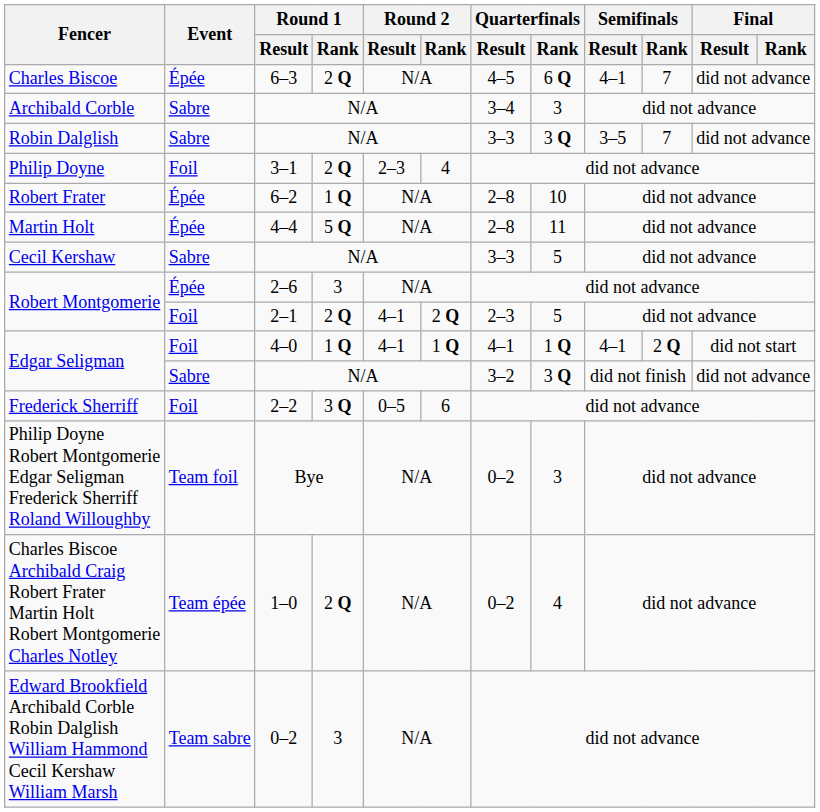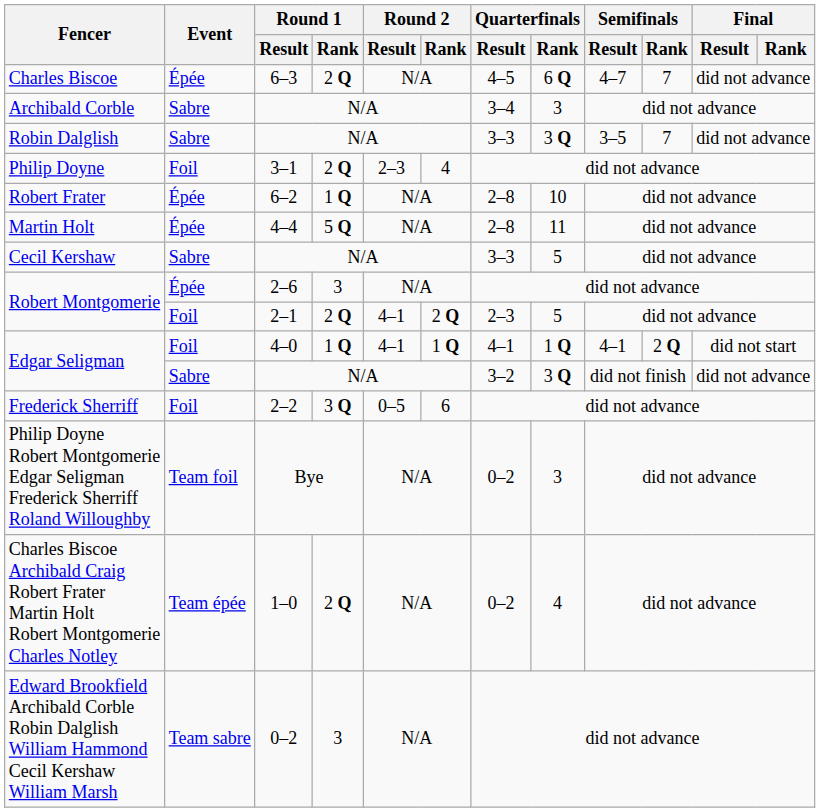(613, 79) 4–1 -> (613, 79) 4–7
